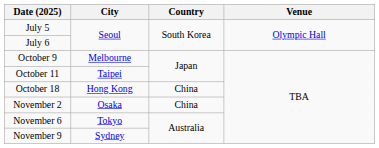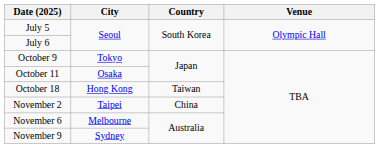(110, 58) Melbourne -> (110, 58) Tokyo
(110, 74) Taipei -> (110, 74) Osaka
(186, 89) China -> (186, 89) Taiwan
(110, 105) Osaka -> (110, 105) Taipei
(110, 120) Tokyo -> (110, 120) Melbourne
